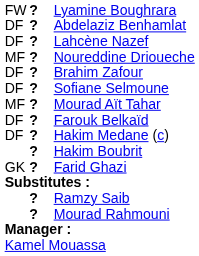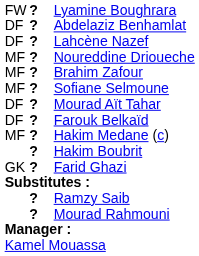(14, 73) DF -> (15, 73) MF
(14, 88) DF -> (15, 88) MF
(15, 104) MF -> (14, 104) DF
(14, 135) DF -> (15, 135) MF
